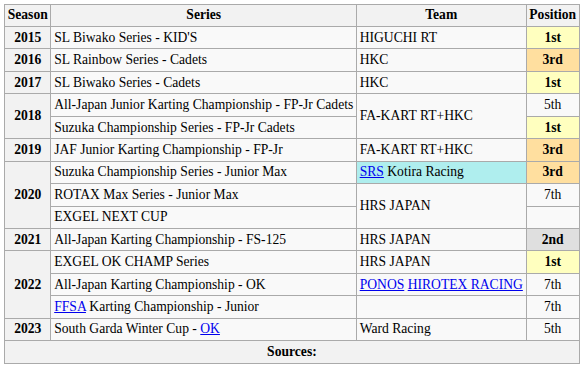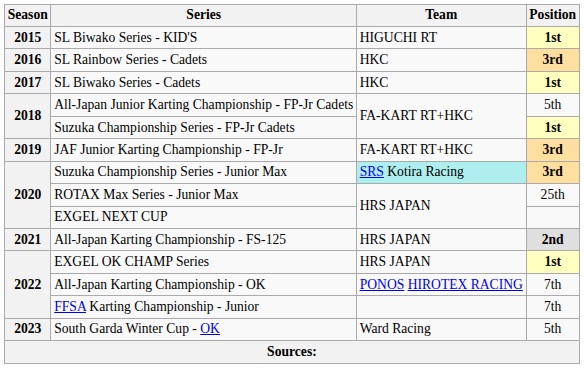(553, 194) 7th -> (553, 194) 25th
